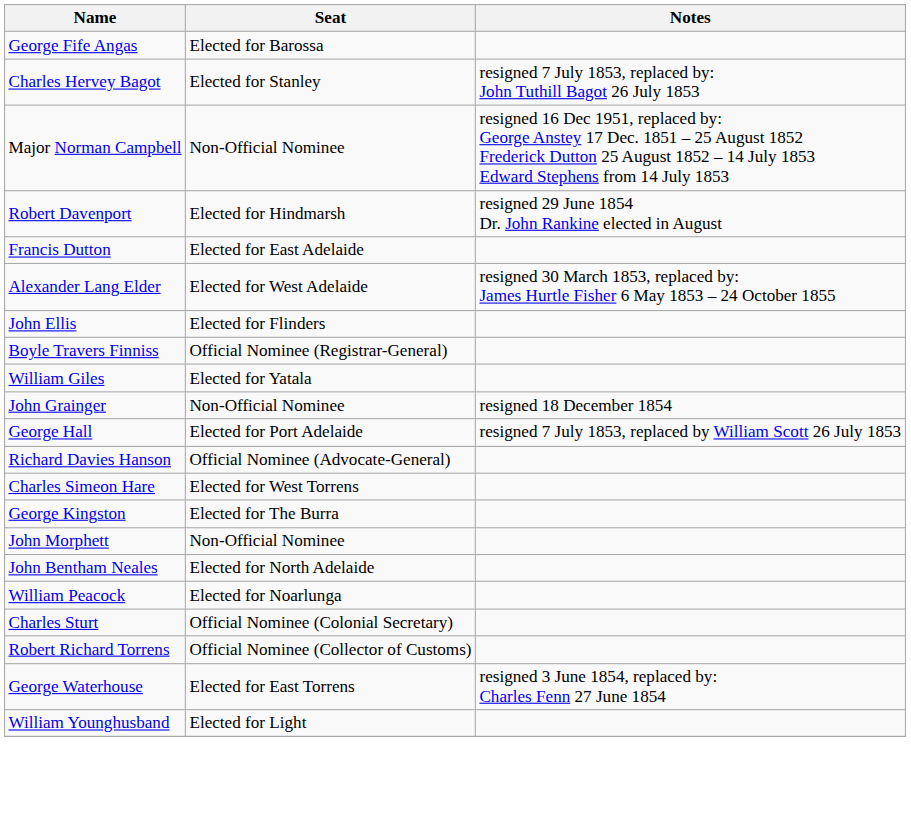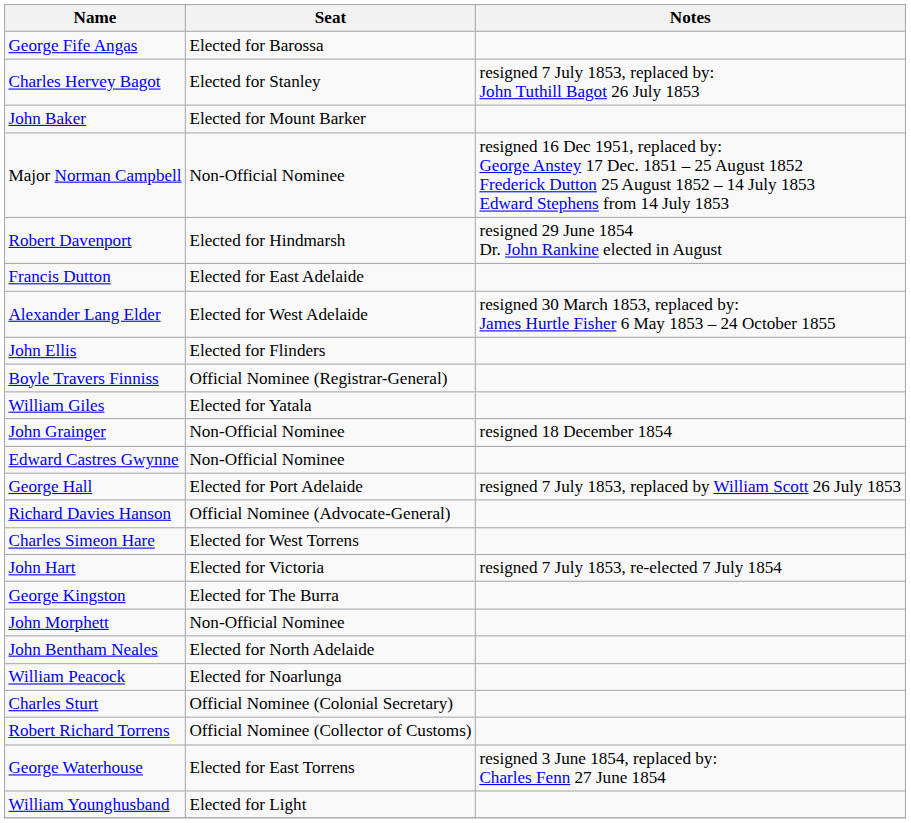+ row: (47, 118)
+ row: (94, 459)
+ row: (42, 568)
